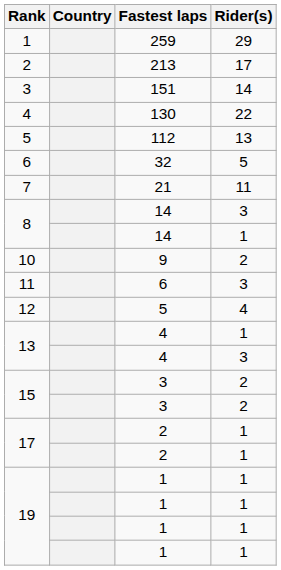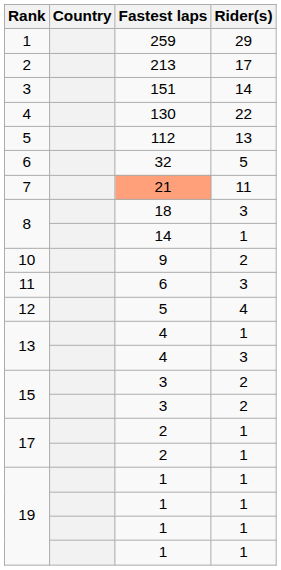(163, 187) no background -> (163, 187) lightsalmon background
(163, 211) 14 -> (163, 211) 18
